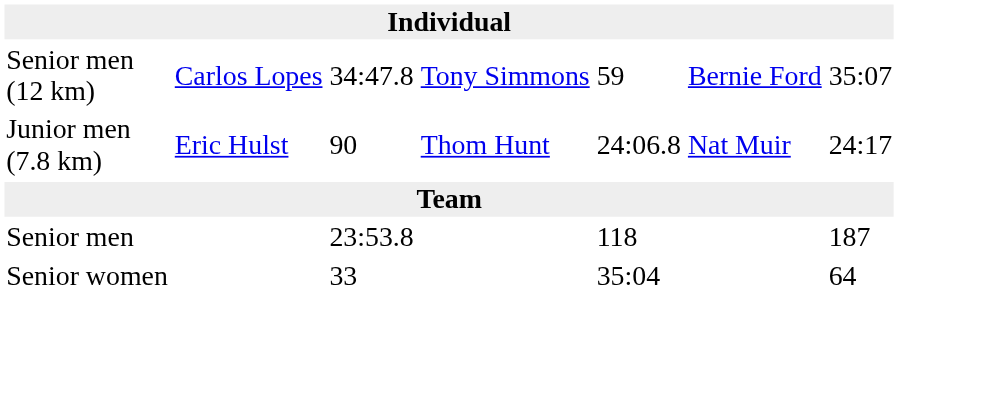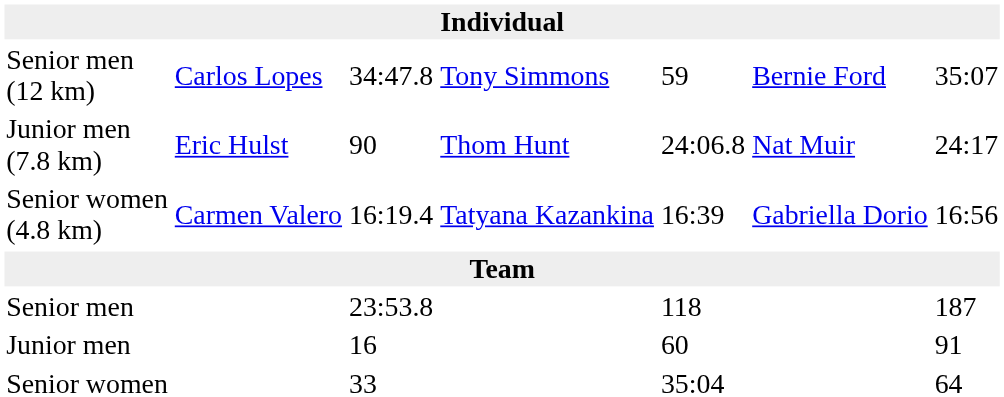+ row: (87, 214)
+ row: (68, 345)
